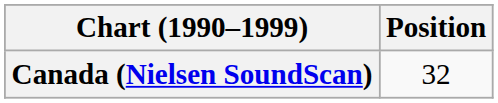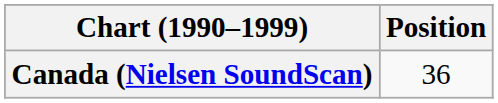(436, 73) 32 -> (436, 73) 36
